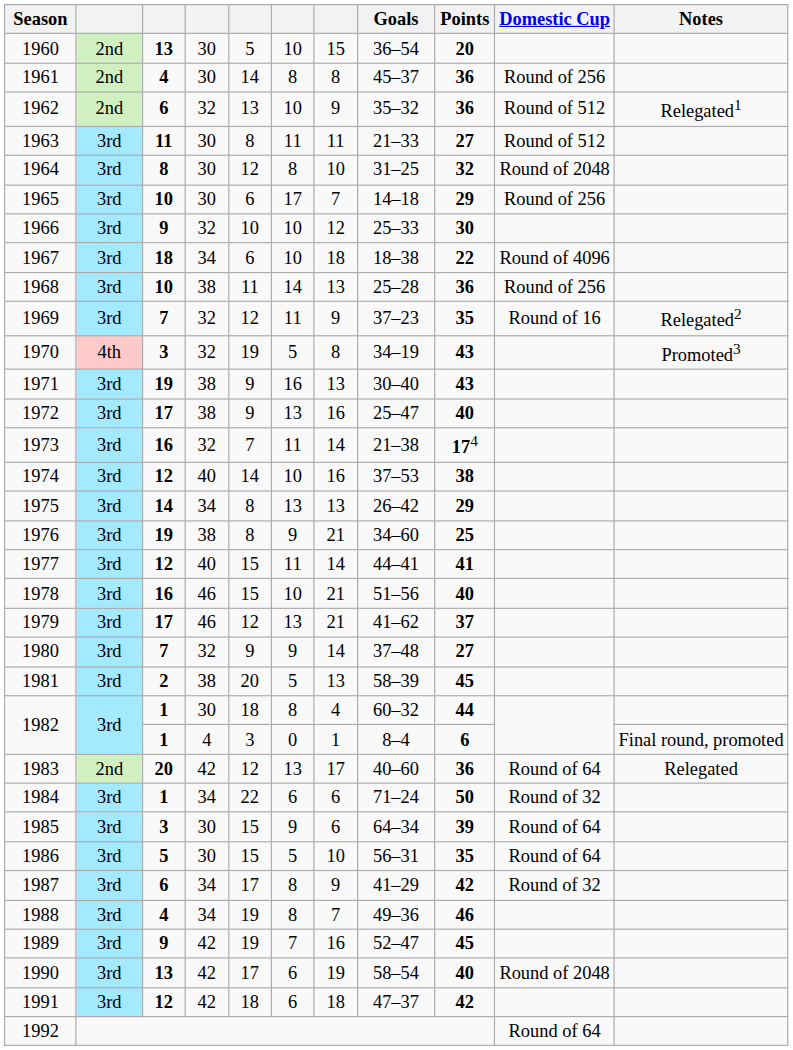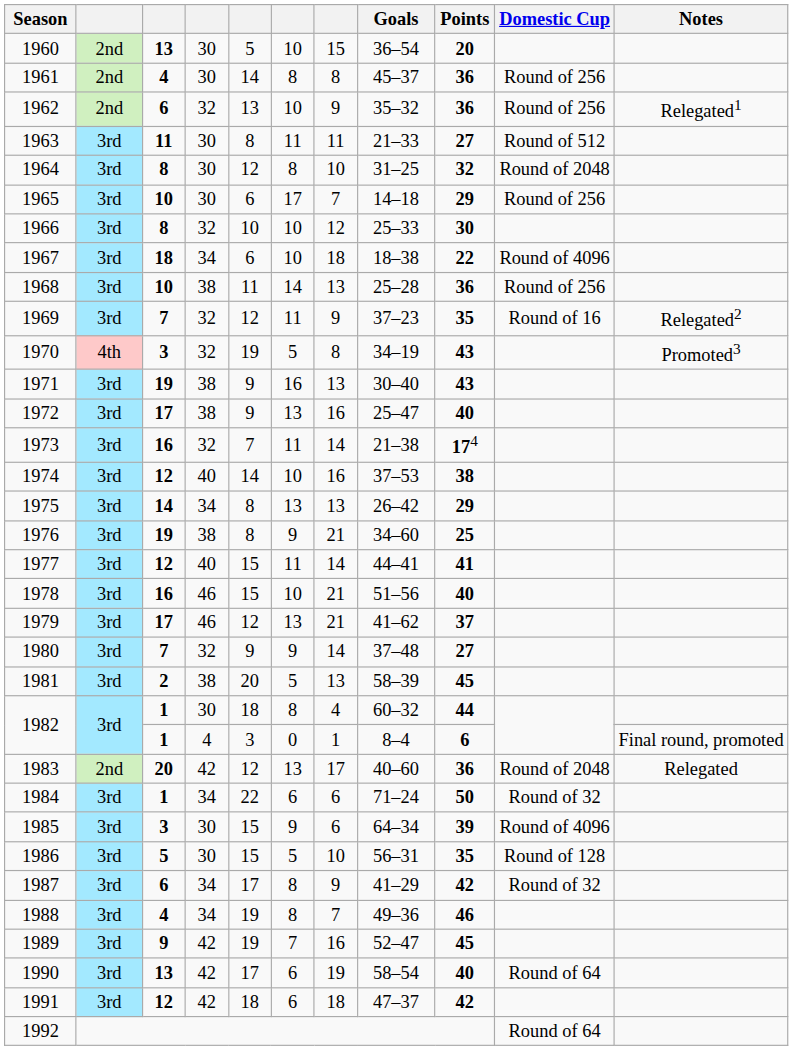(555, 109) Round of 512 -> (555, 109) Round of 256
(164, 228) 9 -> (164, 228) 8
(555, 768) Round of 64 -> (555, 768) Round of 2048
(555, 826) Round of 64 -> (555, 826) Round of 4096
(555, 856) Round of 64 -> (555, 856) Round of 128
(555, 972) Round of 2048 -> (555, 972) Round of 64
